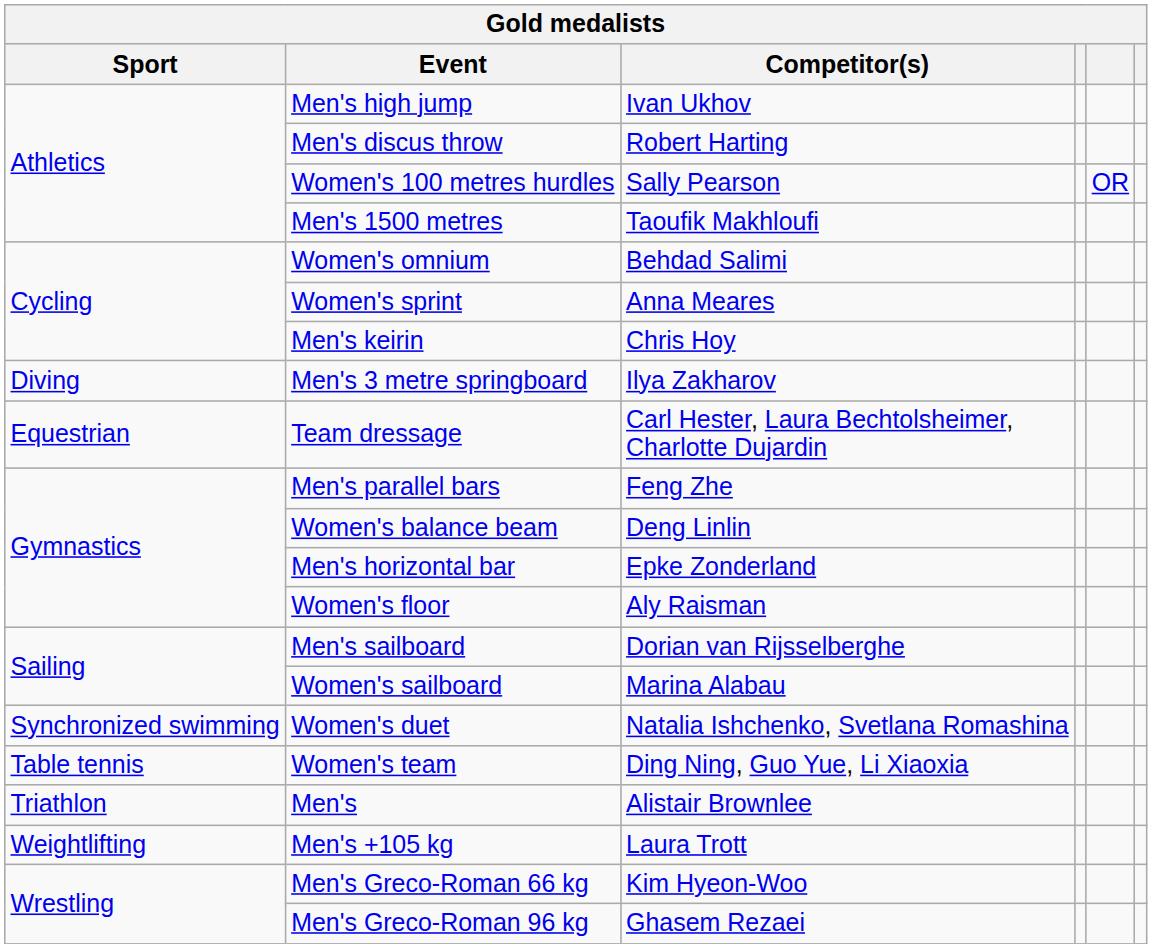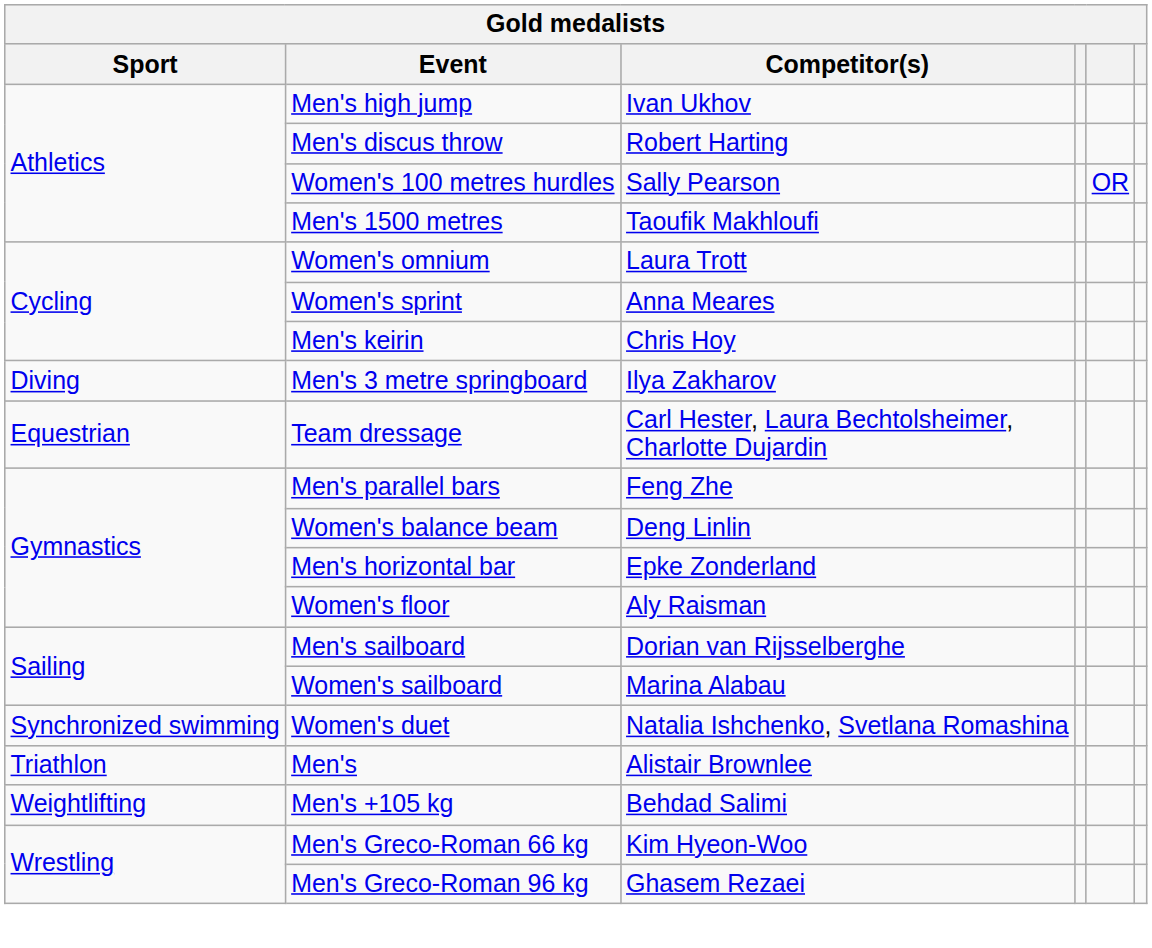(707, 261) Behdad Salimi -> (686, 261) Laura Trott
- row: (374, 764)
(686, 844) Laura Trott -> (707, 804) Behdad Salimi
